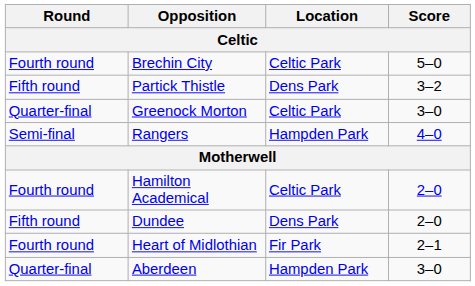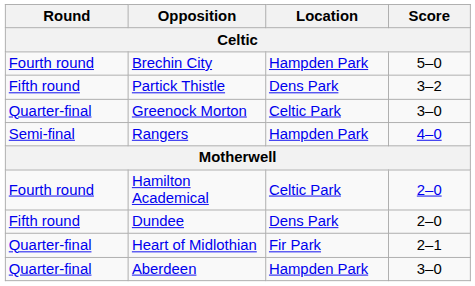(305, 63) Celtic Park -> (319, 63) Hampden Park
(51, 245) Fourth round -> (50, 245) Quarter-final
